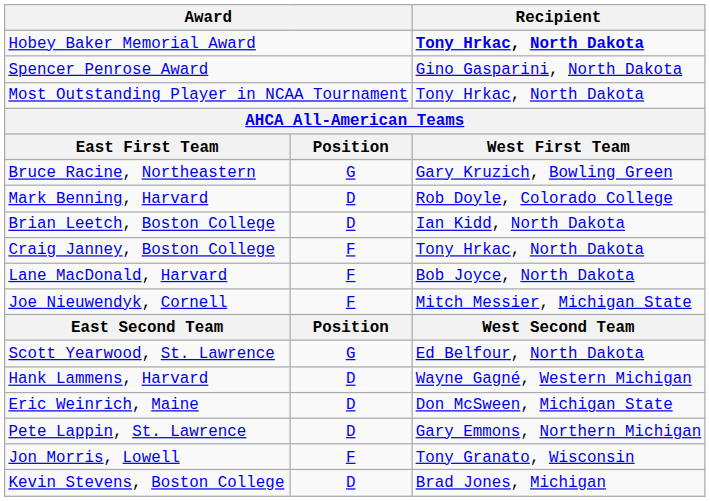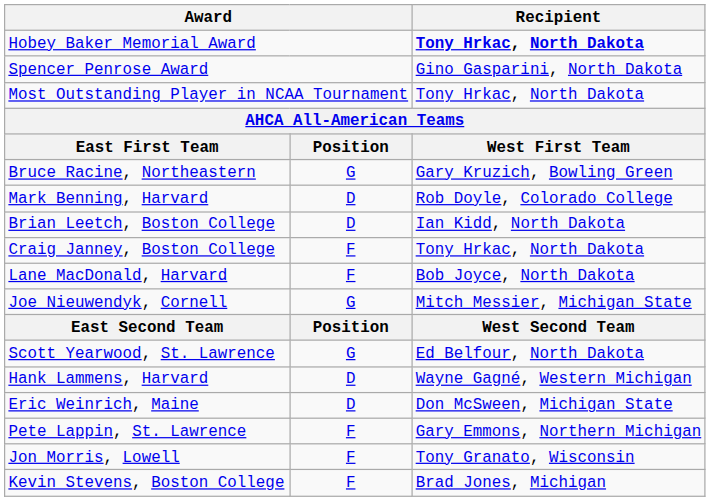(351, 302) F -> (351, 302) G
(351, 431) D -> (351, 431) F
(351, 483) D -> (351, 483) F
